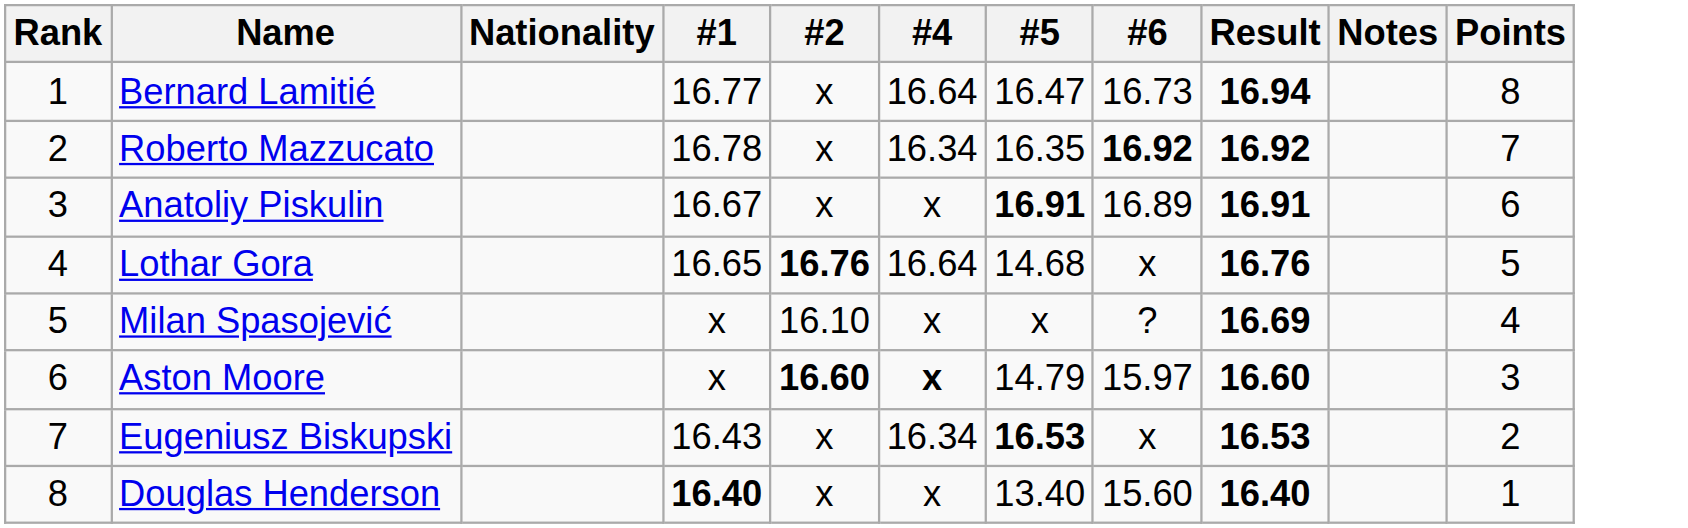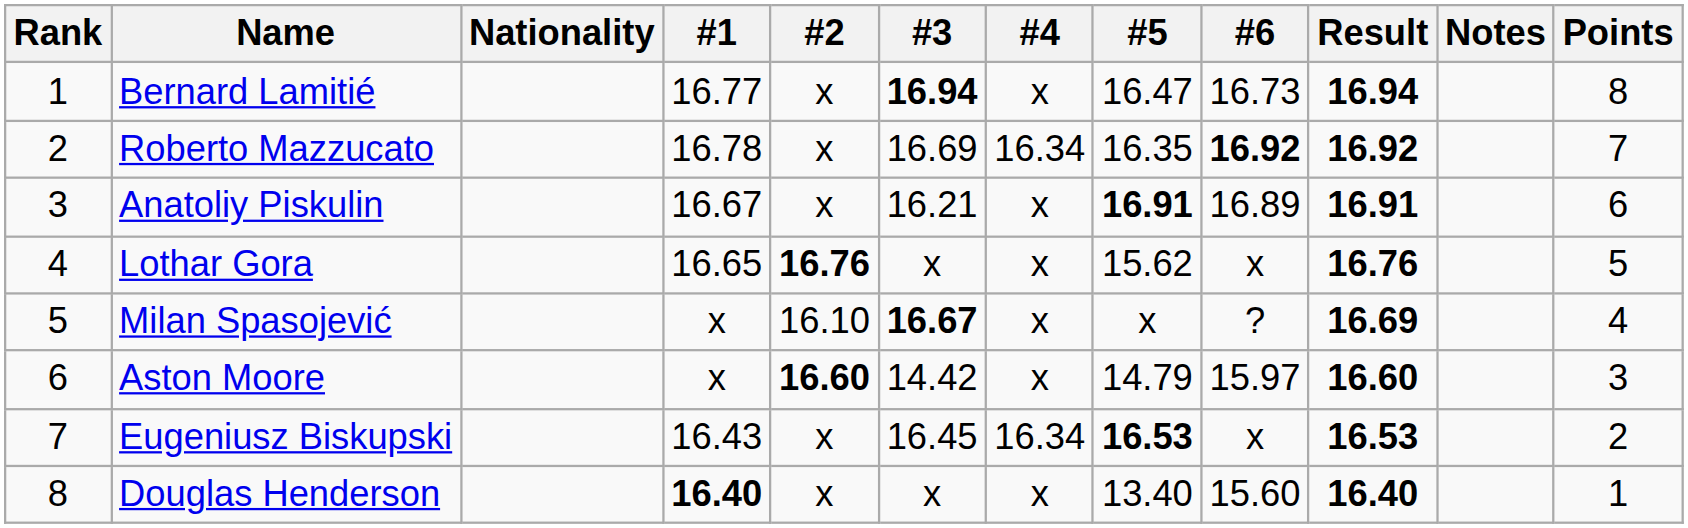+ column: (932, 33)
(932, 90) 16.64 -> (1040, 90) x
(932, 263) 16.64 -> (1040, 263) x
(1040, 263) 14.68 -> (1147, 263) 15.62
(932, 378) bold -> (1040, 378) normal
